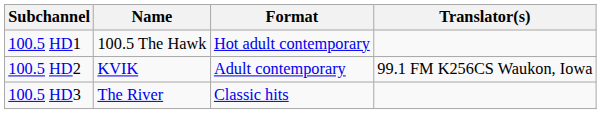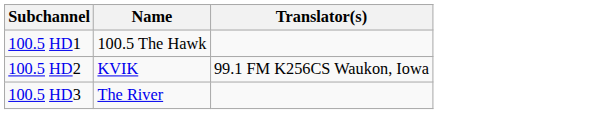- column: (292, 17)
